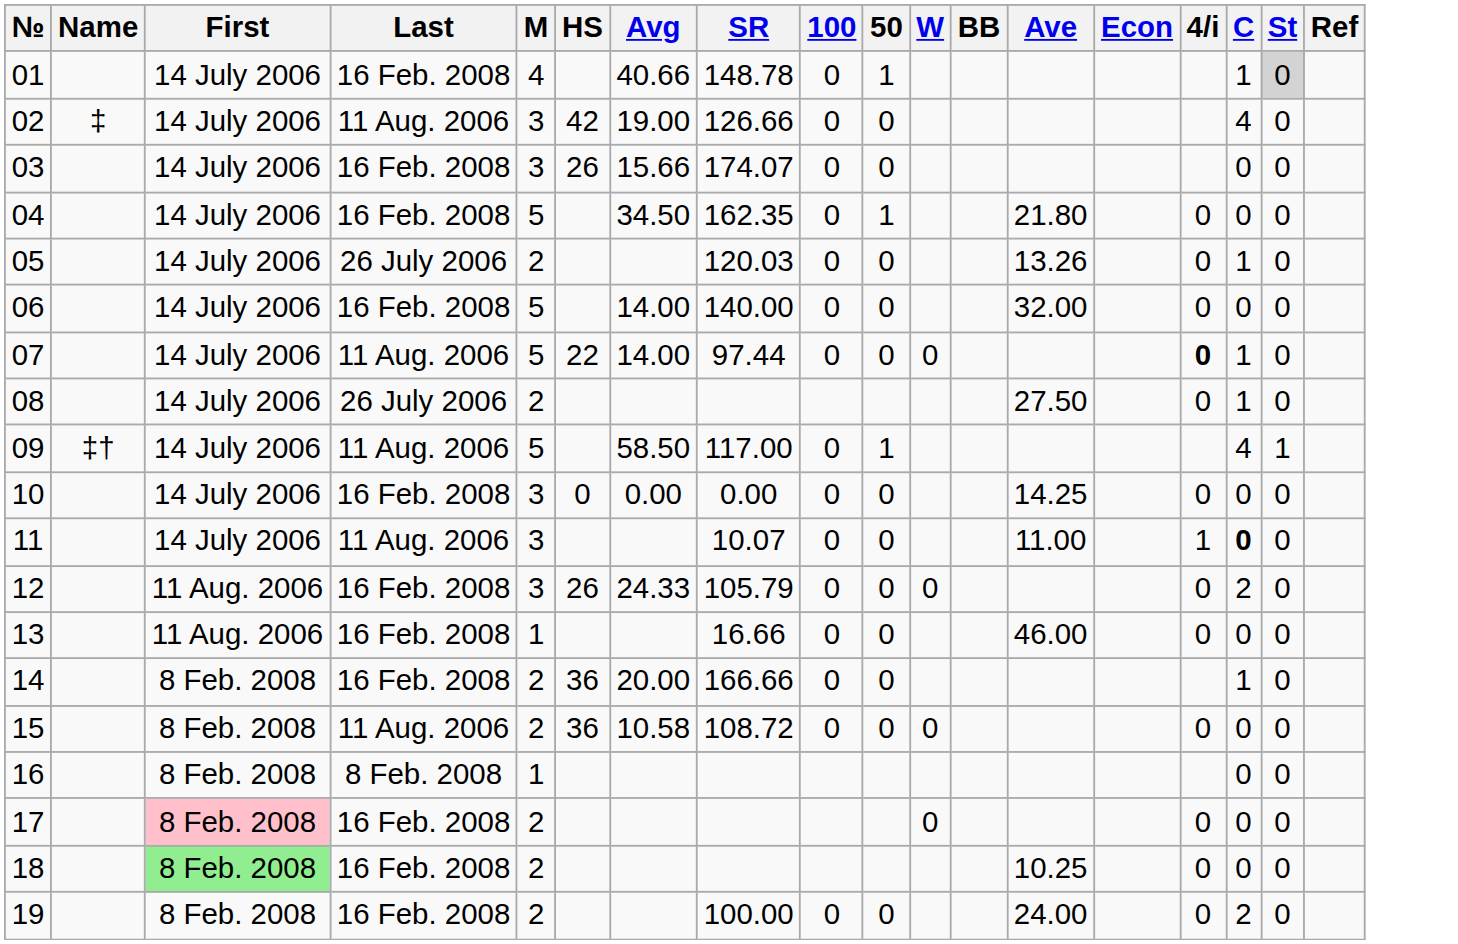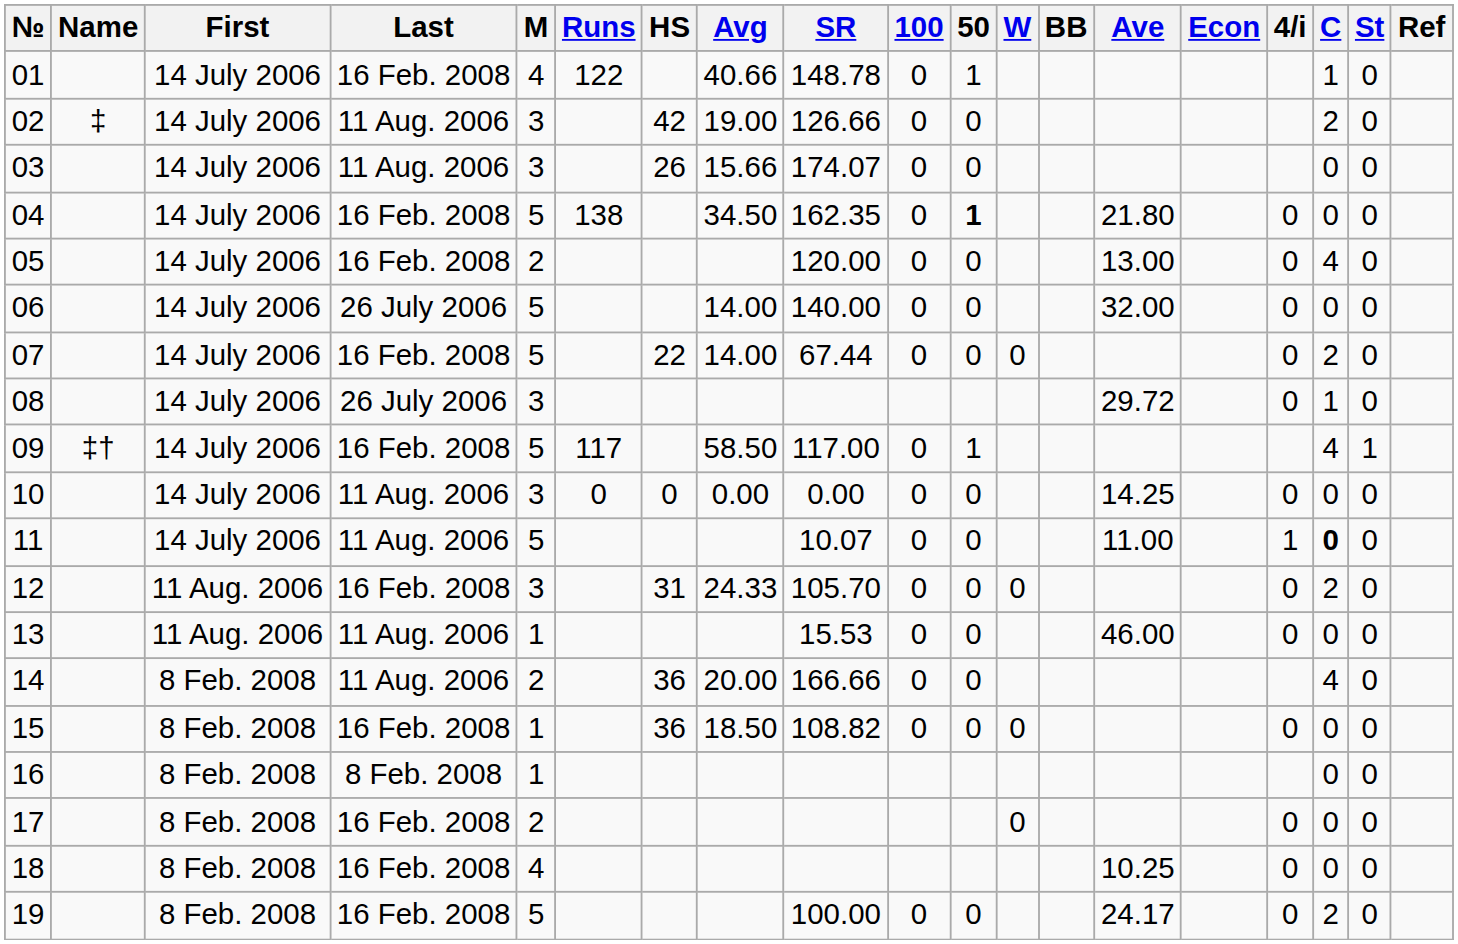+ column: (599, 27)
(1282, 74) lightgrey background -> (1370, 74) no background
(1244, 121) 4 -> (1331, 121) 2
(424, 167) 16 Feb. 2008 -> (424, 167) 11 Aug. 2006
(886, 214) normal -> (974, 214) bold
(424, 261) 26 July 2006 -> (424, 261) 16 Feb. 2008
(749, 261) 120.03 -> (836, 261) 120.00
(1051, 261) 13.26 -> (1138, 261) 13.00
(1244, 261) 1 -> (1331, 261) 4
(424, 307) 16 Feb. 2008 -> (424, 307) 26 July 2006
(424, 354) 11 Aug. 2006 -> (424, 354) 16 Feb. 2008
(749, 354) 97.44 -> (836, 354) 67.44
(1203, 354) bold -> (1290, 354) normal
(1244, 354) 1 -> (1331, 354) 2
(536, 401) 2 -> (536, 401) 3
(1051, 401) 27.50 -> (1138, 401) 29.72
(424, 448) 11 Aug. 2006 -> (424, 448) 16 Feb. 2008
(424, 494) 16 Feb. 2008 -> (424, 494) 11 Aug. 2006
(536, 541) 3 -> (536, 541) 5
(582, 588) 26 -> (670, 588) 31
(749, 588) 105.79 -> (836, 588) 105.70
(424, 634) 16 Feb. 2008 -> (424, 634) 11 Aug. 2006
(749, 634) 16.66 -> (836, 634) 15.53
(424, 681) 16 Feb. 2008 -> (424, 681) 11 Aug. 2006
(1244, 681) 1 -> (1331, 681) 4
(424, 728) 11 Aug. 2006 -> (424, 728) 16 Feb. 2008
(536, 728) 2 -> (536, 728) 1
(653, 728) 10.58 -> (740, 728) 18.50
(749, 728) 108.72 -> (836, 728) 108.82
(238, 821) pink background -> (238, 821) no background
(238, 868) lightgreen background -> (238, 868) no background
(536, 868) 2 -> (536, 868) 4
(536, 914) 2 -> (536, 914) 5
(1051, 914) 24.00 -> (1138, 914) 24.17
